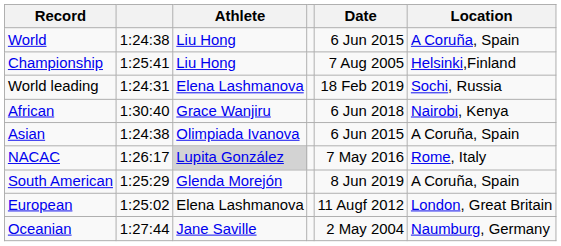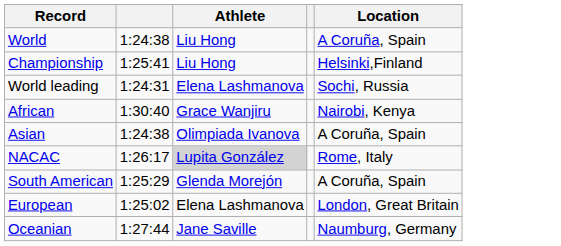- column: (361, 16)
